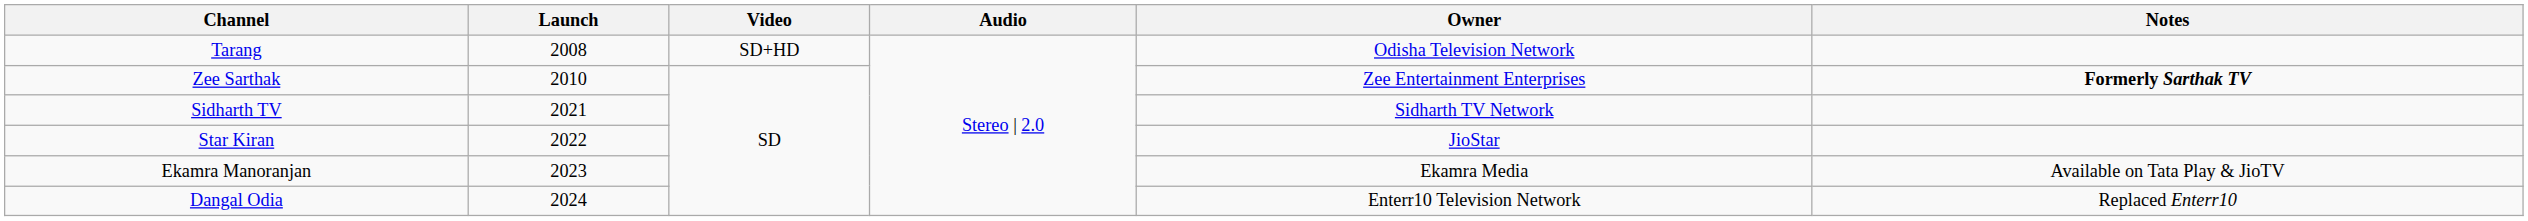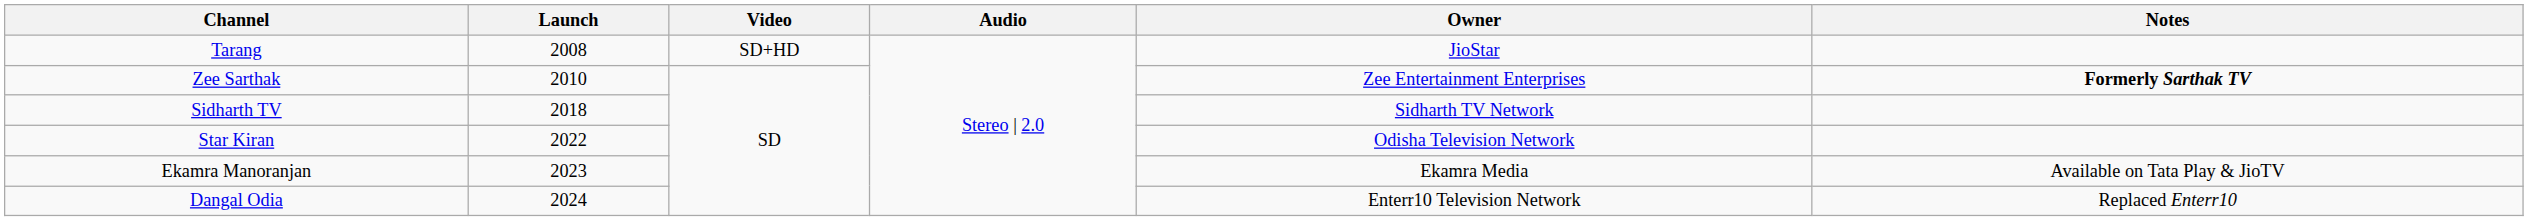(1474, 50) Odisha Television Network -> (1474, 50) JioStar
(569, 110) 2021 -> (569, 110) 2018
(1474, 140) JioStar -> (1474, 140) Odisha Television Network
